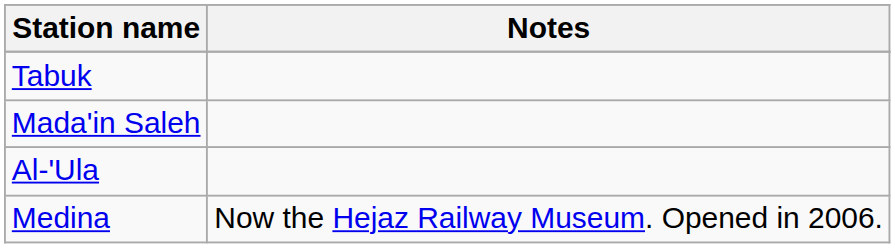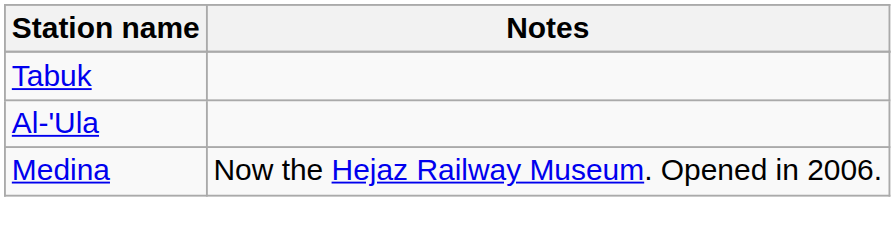- row: (106, 123)
